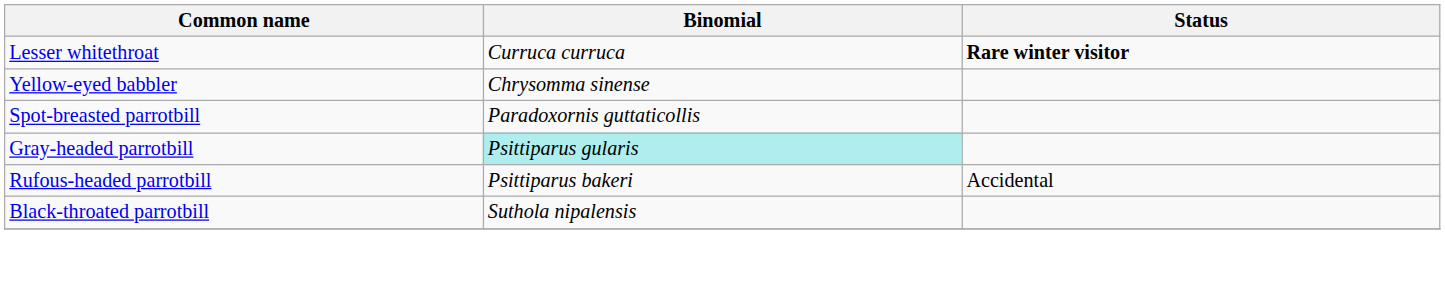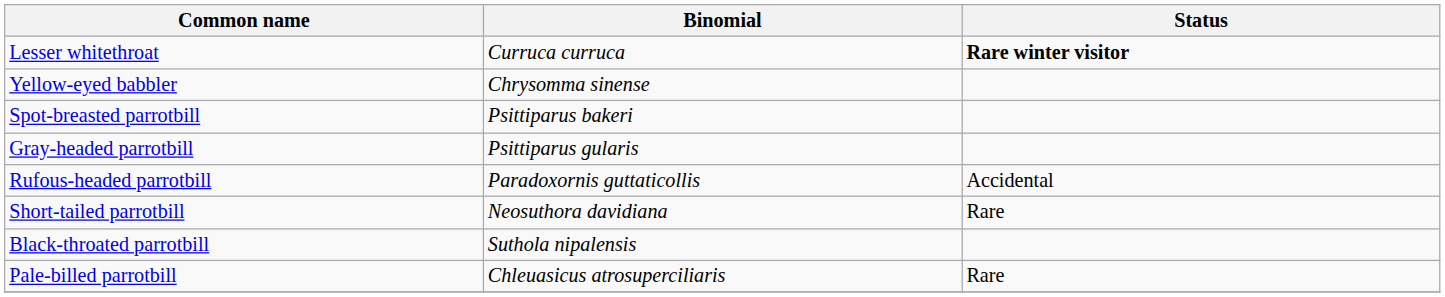(594, 116) Paradoxornis guttaticollis -> (560, 116) Psittiparus bakeri
(563, 148) paleturquoise background -> (563, 148) no background
(560, 180) Psittiparus bakeri -> (594, 180) Paradoxornis guttaticollis
+ row: (97, 212)
+ row: (93, 276)
